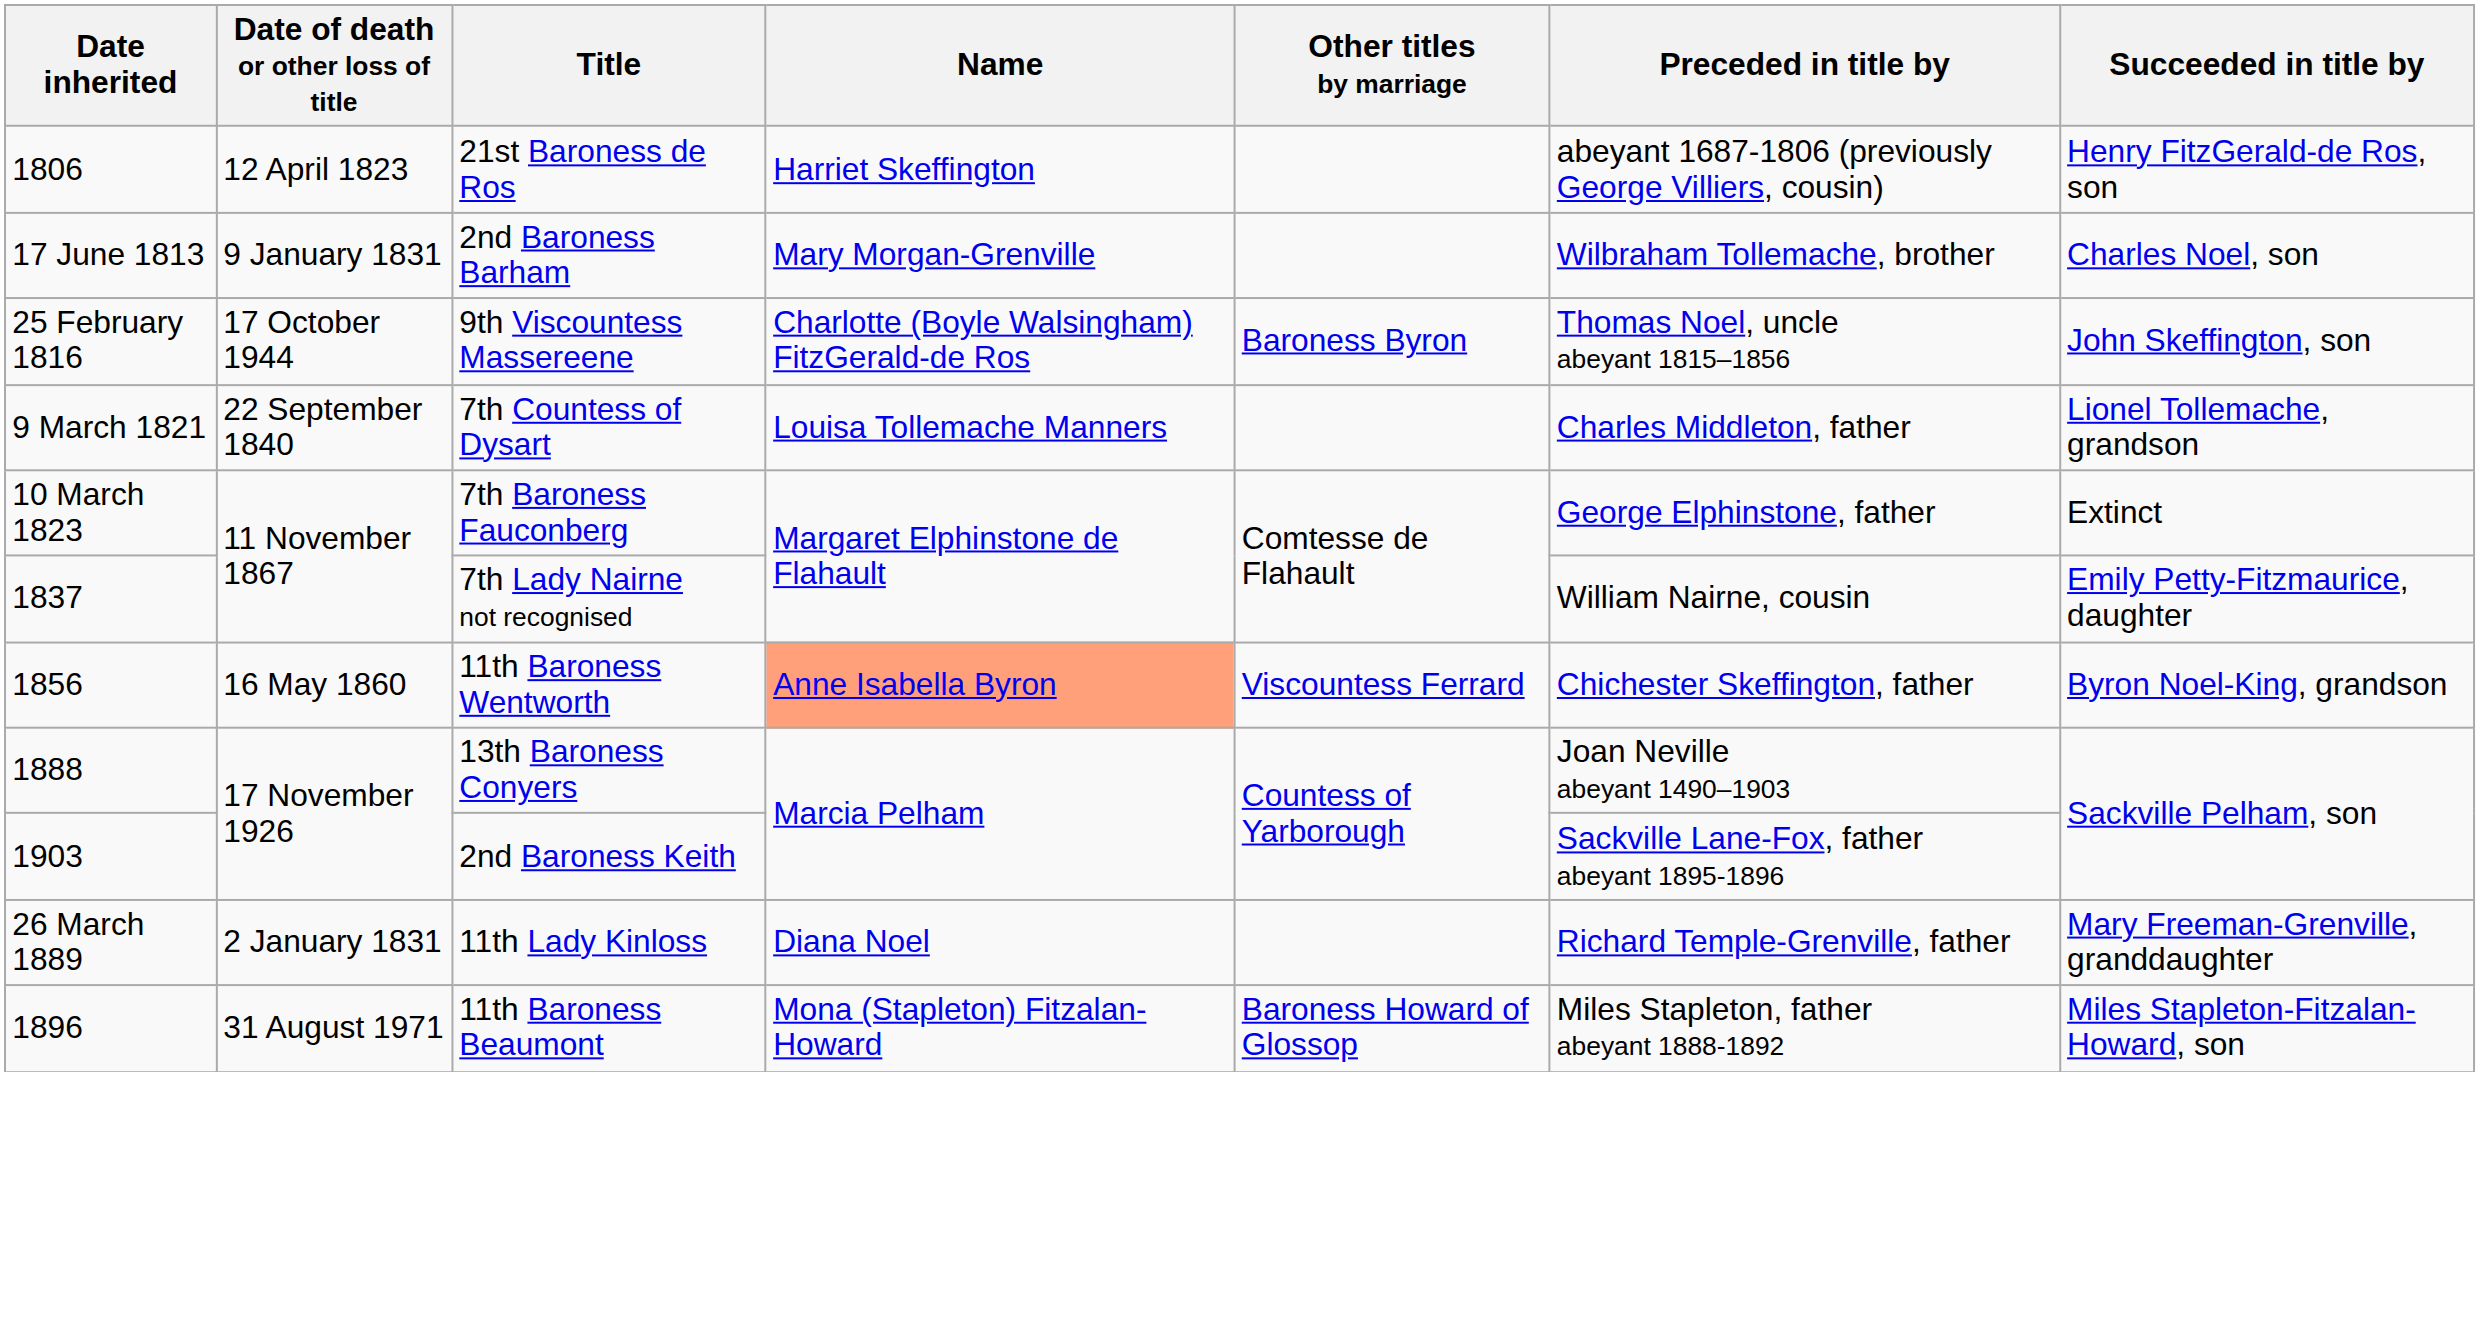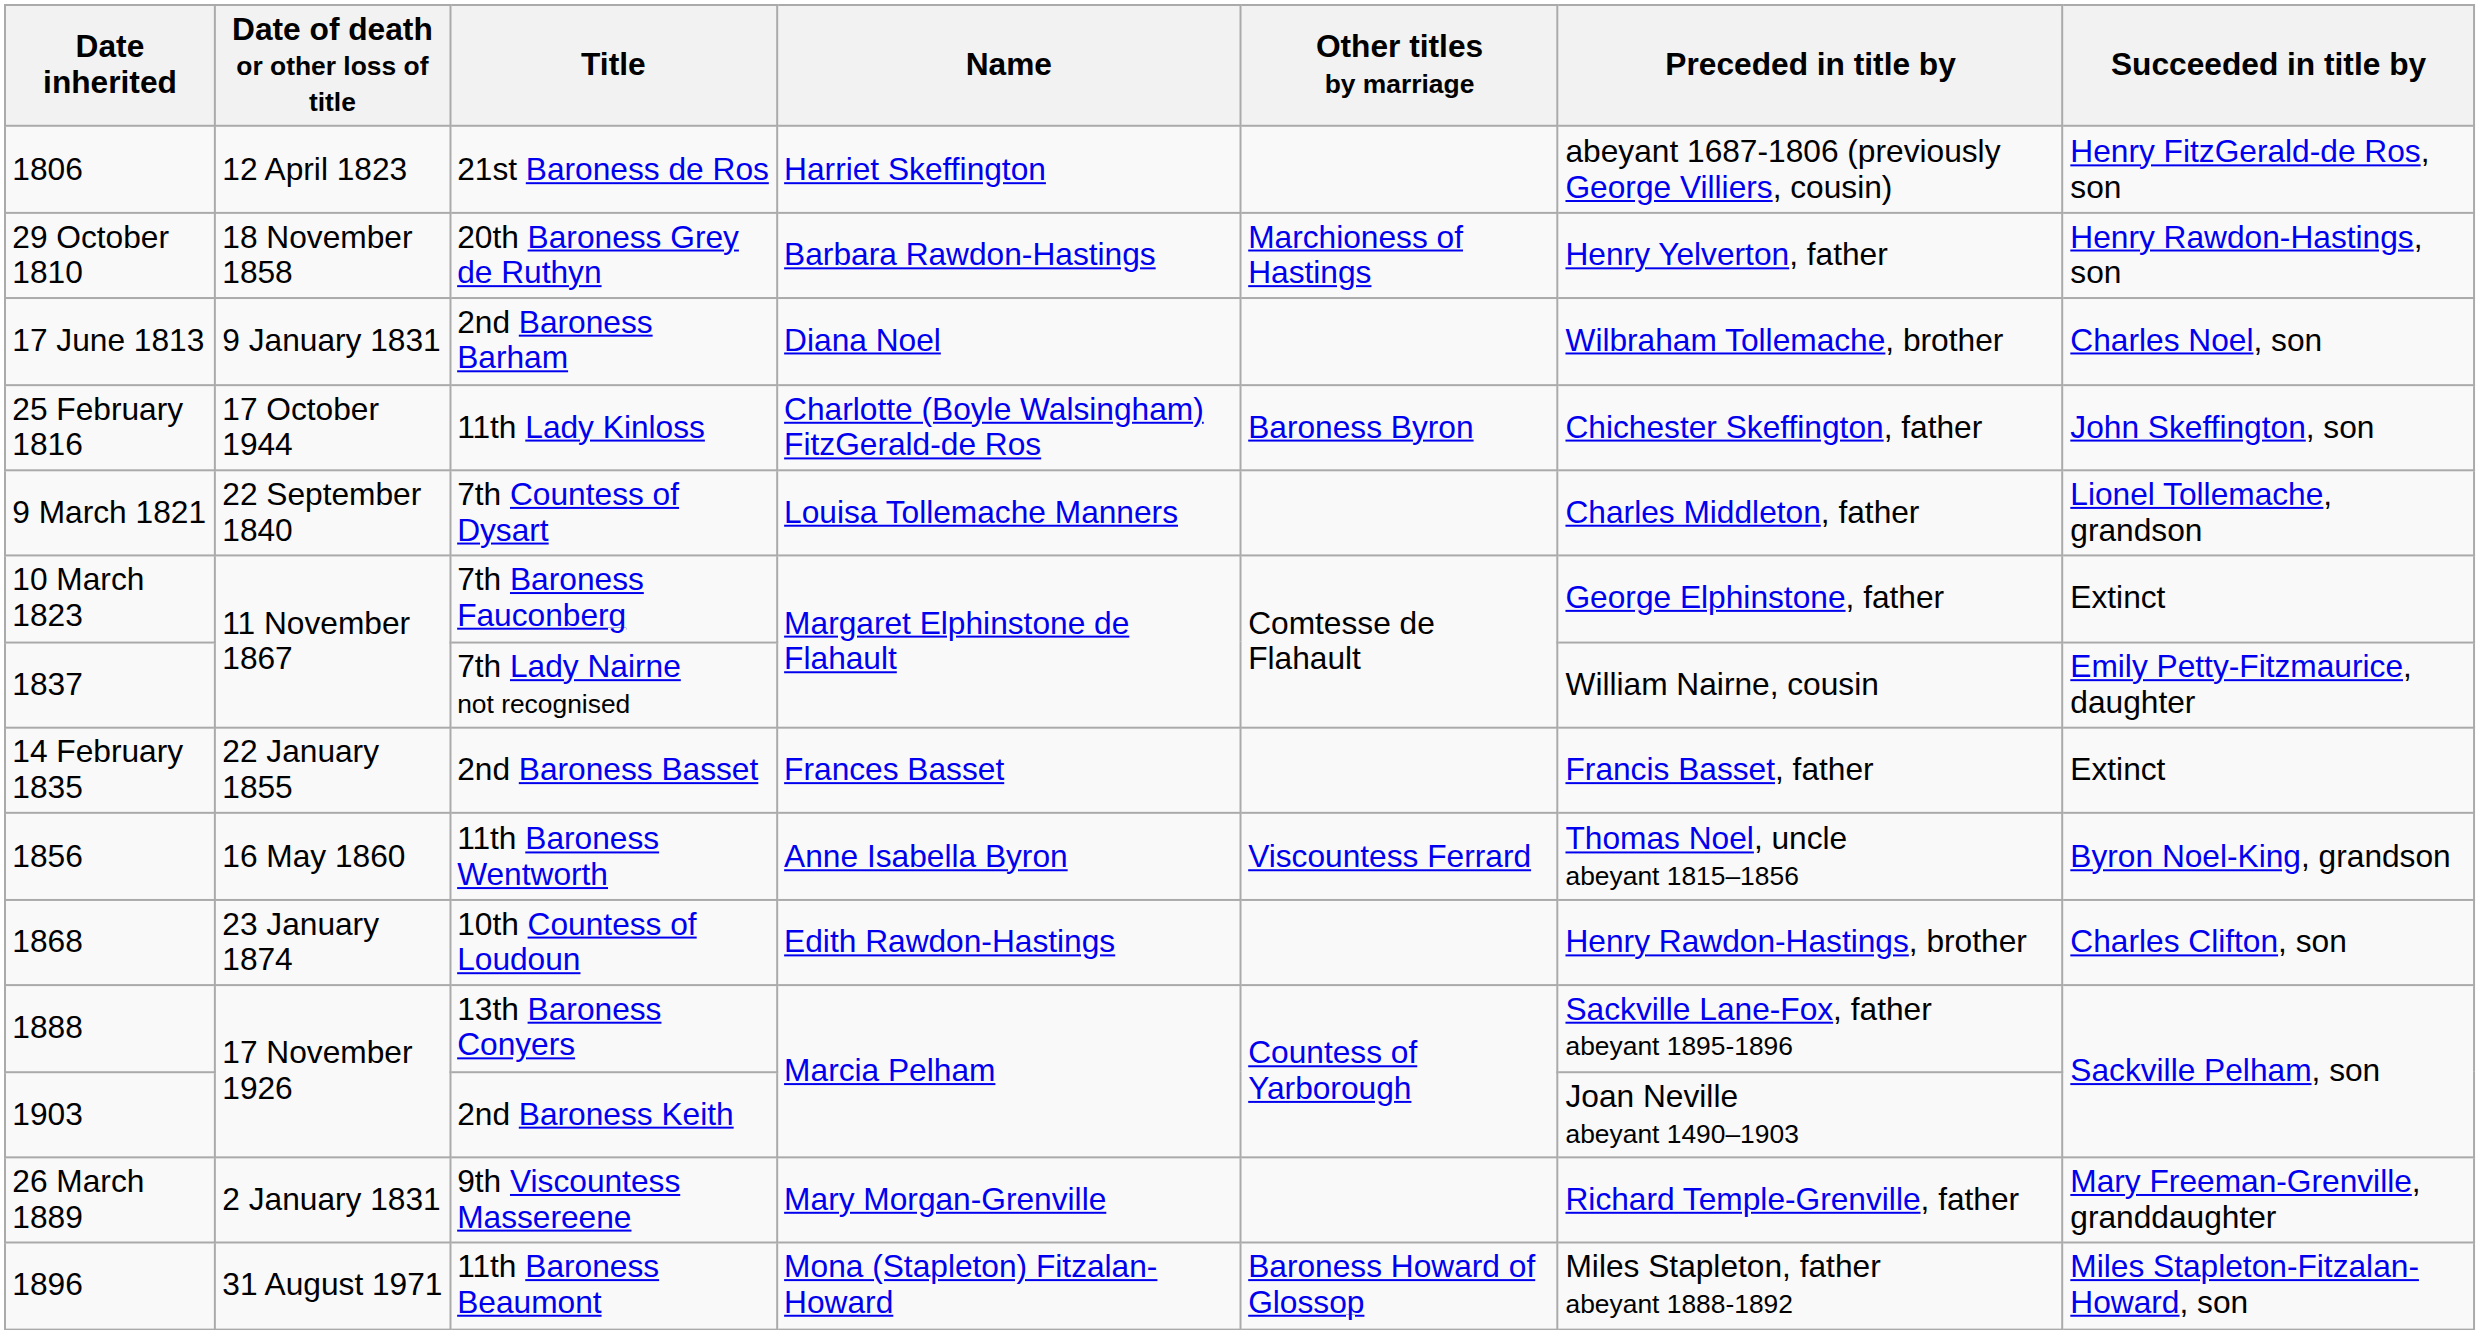+ row: (91, 254)
(934, 254) Mary Morgan-Grenville -> (862, 340) Diana Noel
(571, 340) 9th Viscountess Massereene -> (581, 426) 11th Lady Kinloss
(1698, 340) Thomas Noel, uncle abeyant 1815–1856 -> (1774, 426) Chichester Skeffington, father
+ row: (98, 770)
(915, 684) lightsalmon background -> (926, 856) no background
(1765, 684) Chichester Skeffington, father -> (1706, 856) Thomas Noel, uncle abeyant 1815–1856
+ row: (48, 941)
(1674, 770) Joan Neville abeyant 1490–1903 -> (1749, 1027) Sackville Lane-Fox, father abeyant 1895-1896
(1740, 856) Sackville Lane-Fox, father abeyant 1895-1896 -> (1682, 1113) Joan Neville abeyant 1490–1903
(583, 941) 11th Lady Kinloss -> (569, 1199) 9th Viscountess Massereene
(852, 941) Diana Noel -> (945, 1199) Mary Morgan-Grenville
